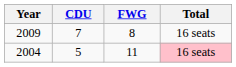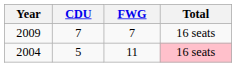(132, 33) 8 -> (132, 33) 7
